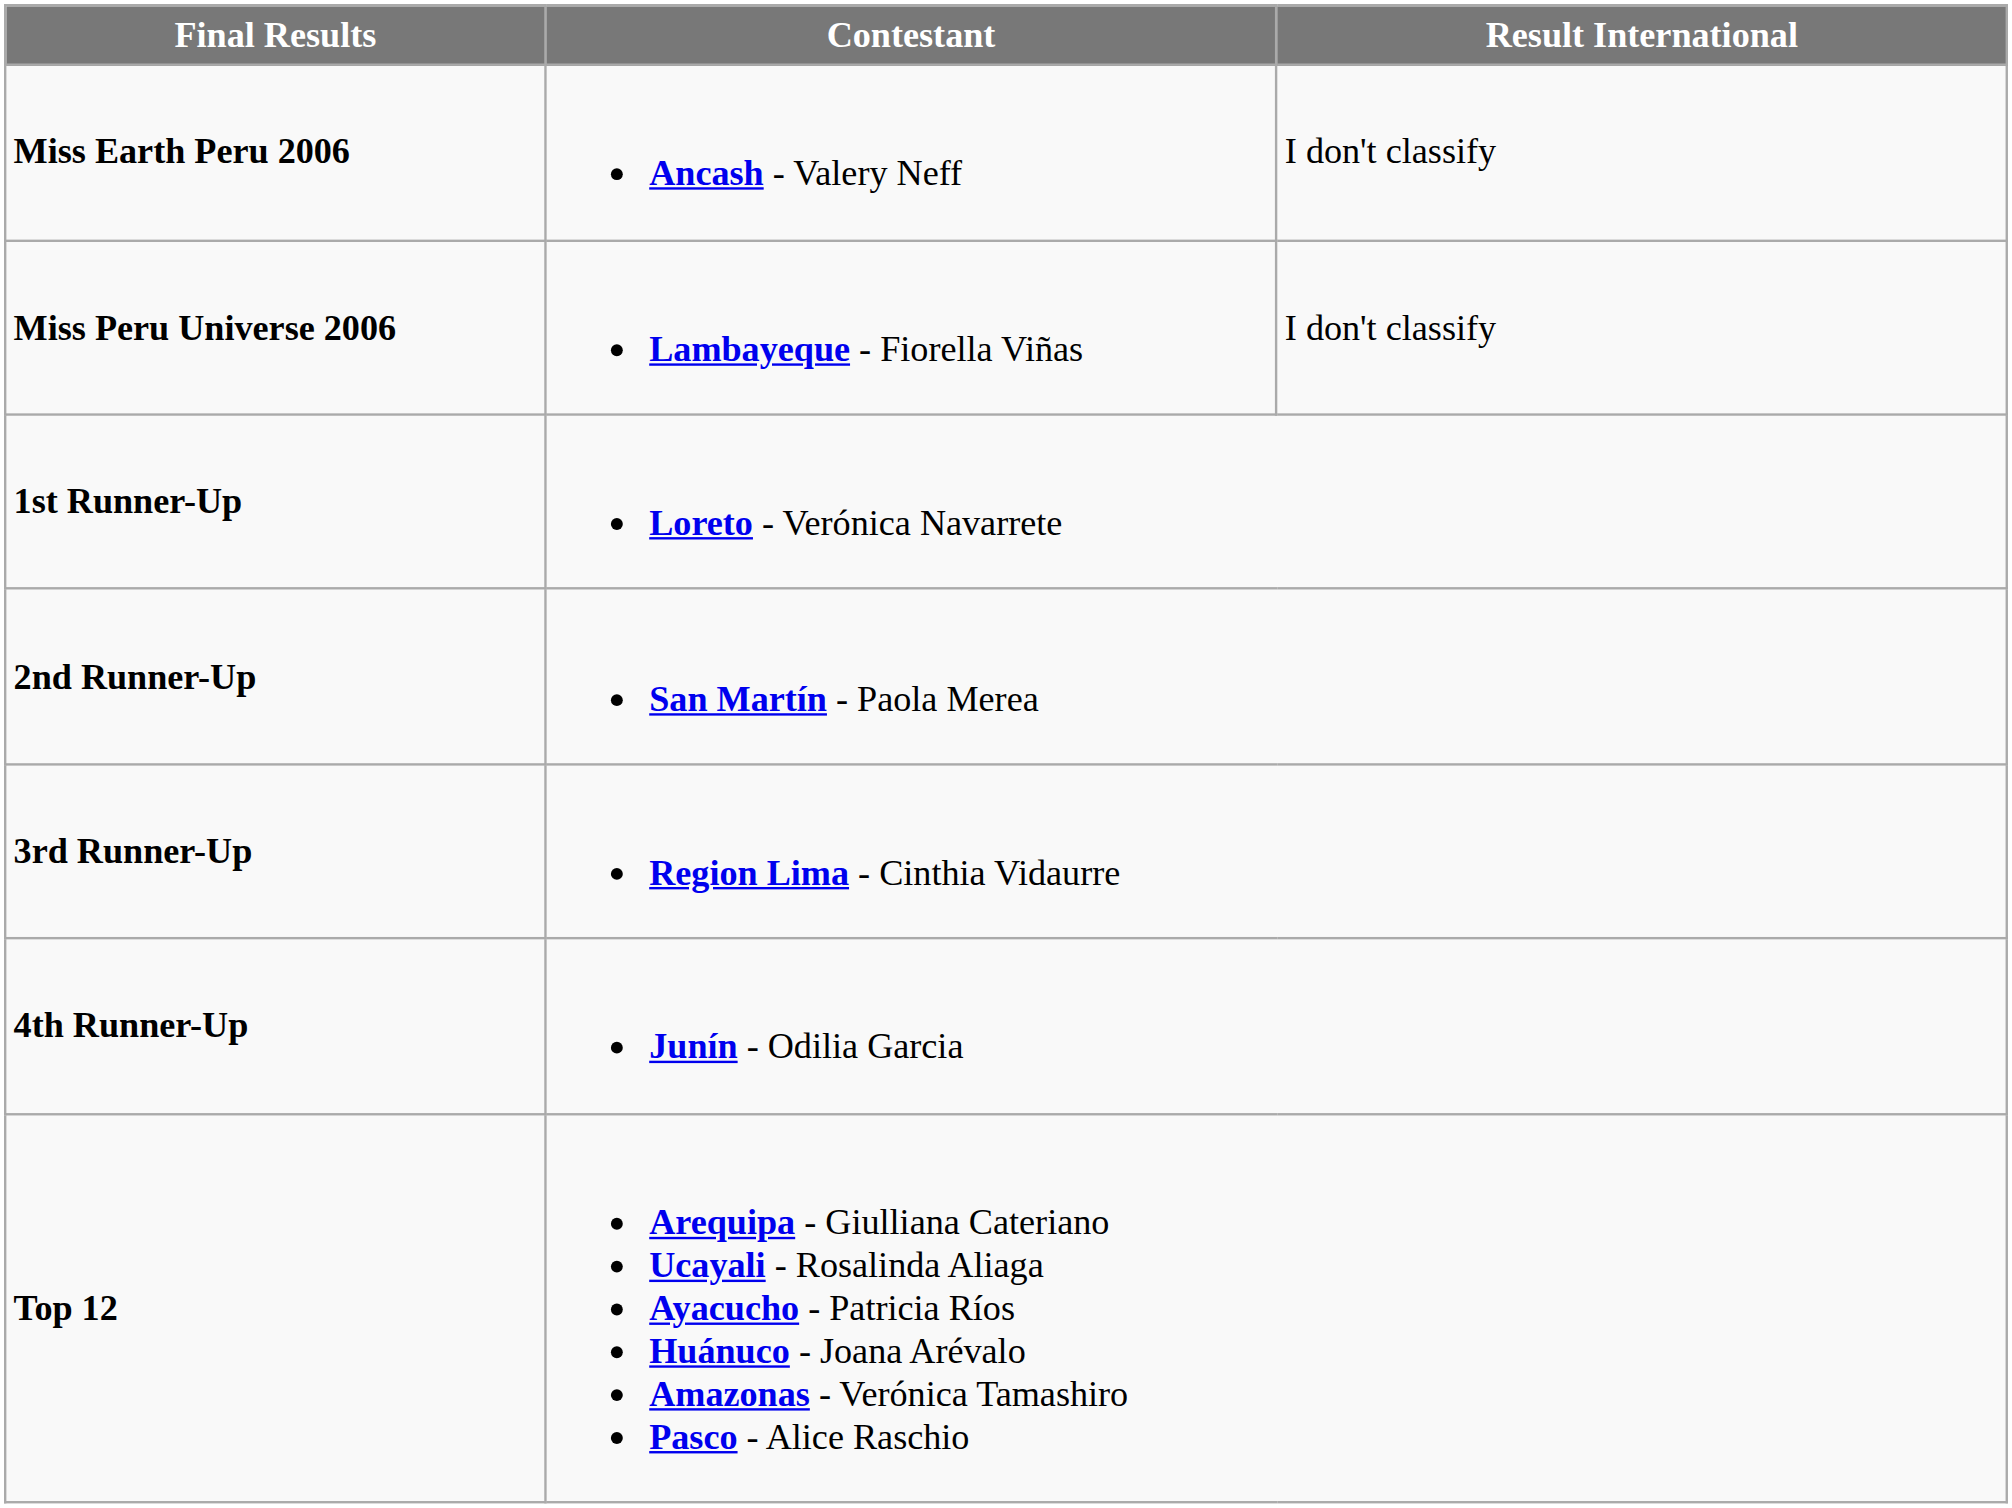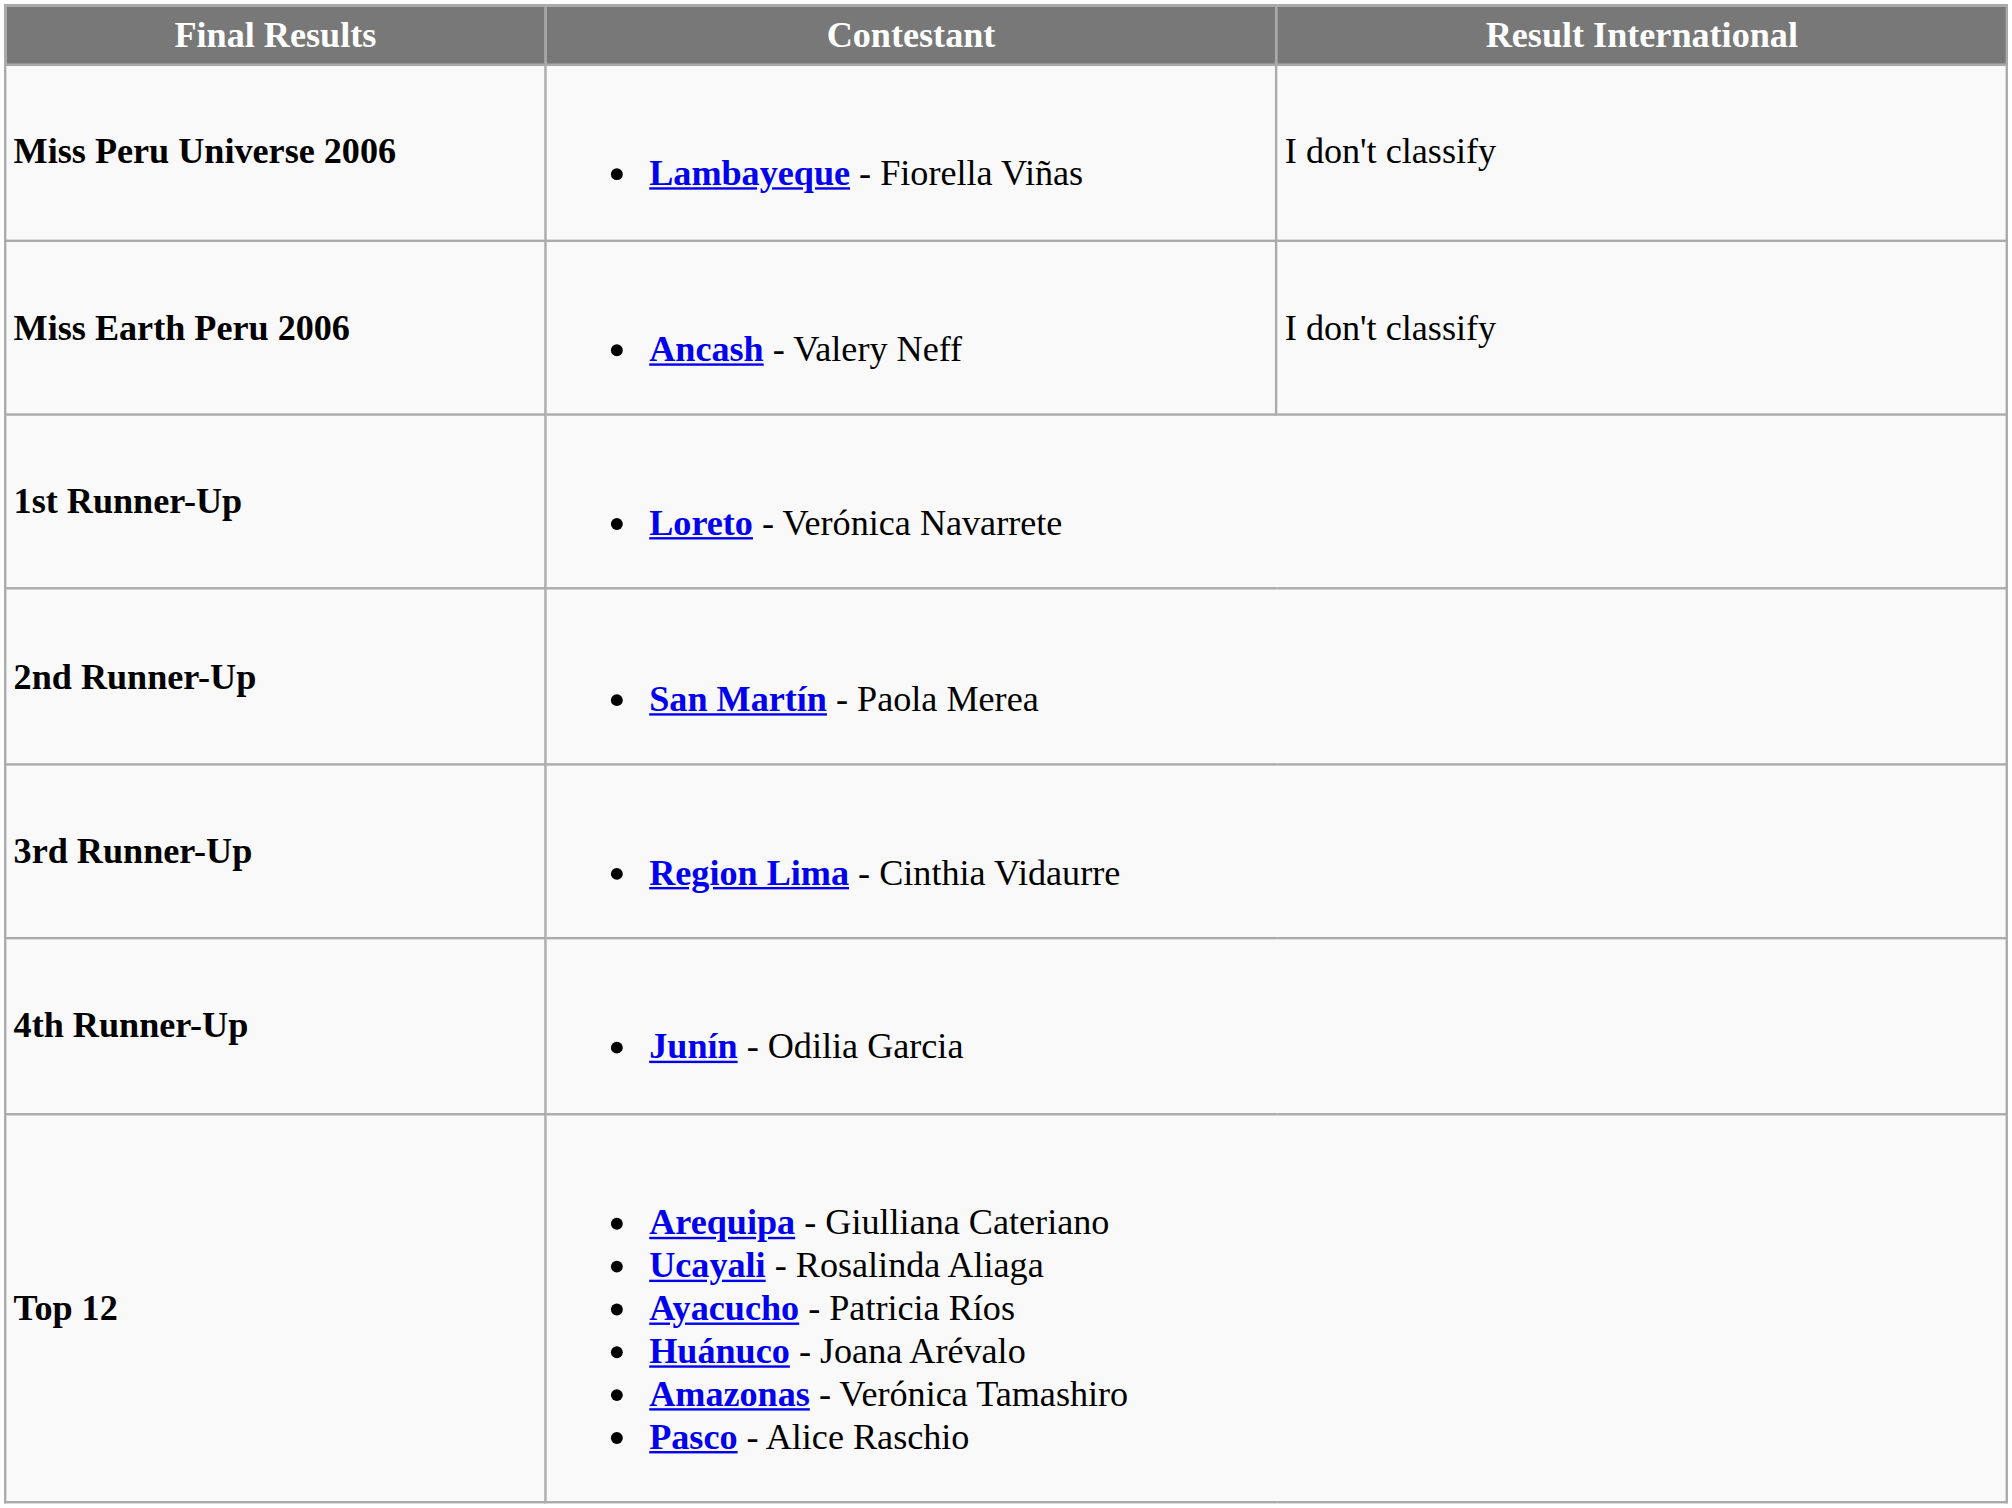rows swapped: (205, 326) <-> (182, 151)
